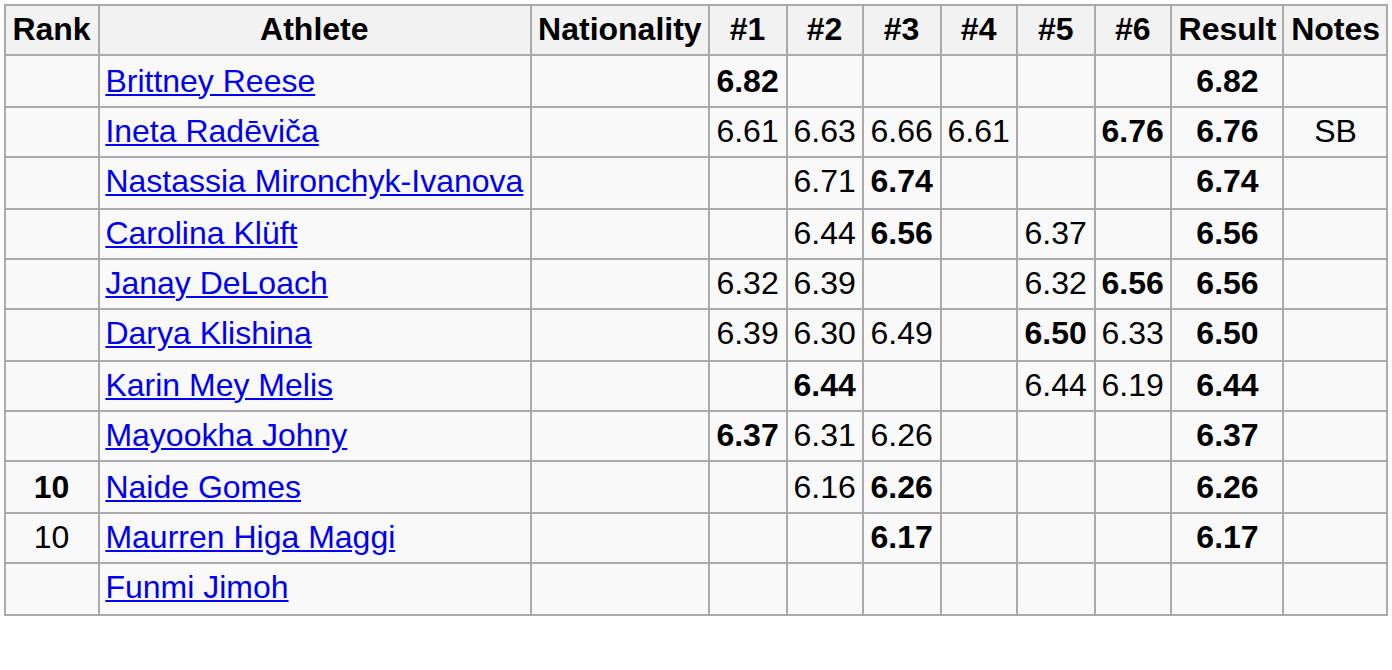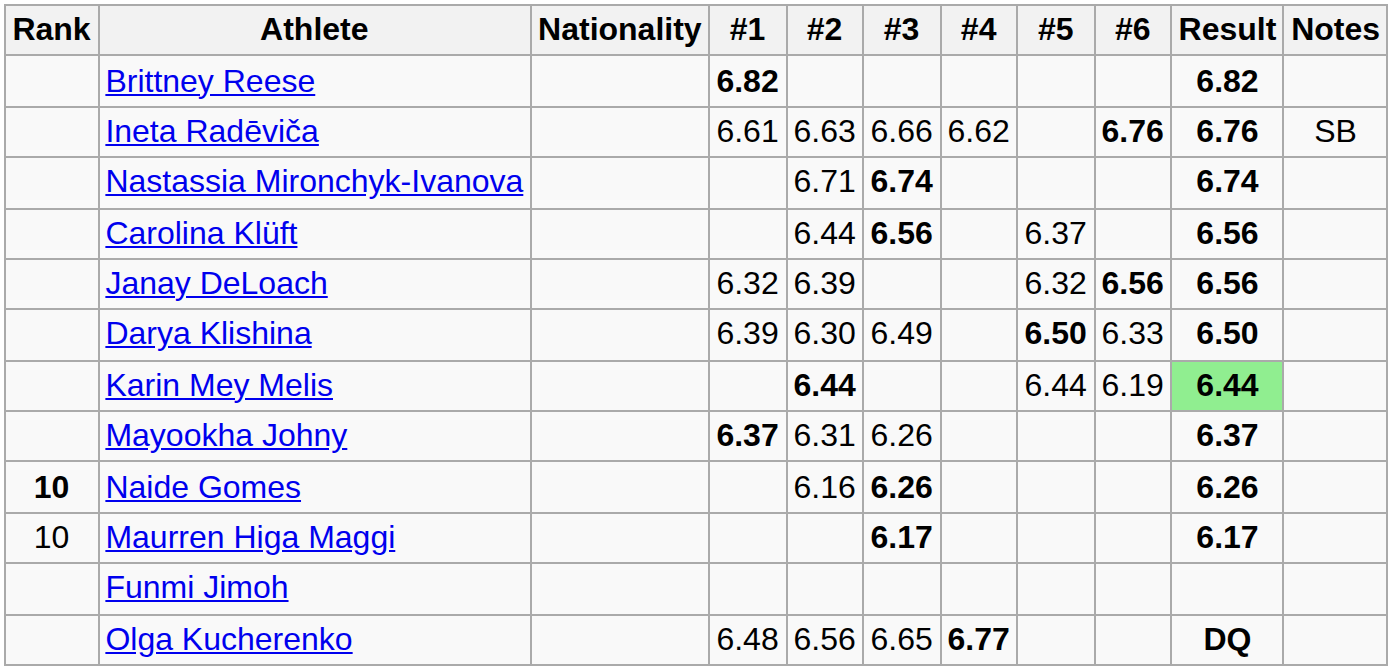(979, 131) 6.61 -> (979, 131) 6.62
(1227, 385) no background -> (1227, 385) lightgreen background
+ row: (229, 638)
